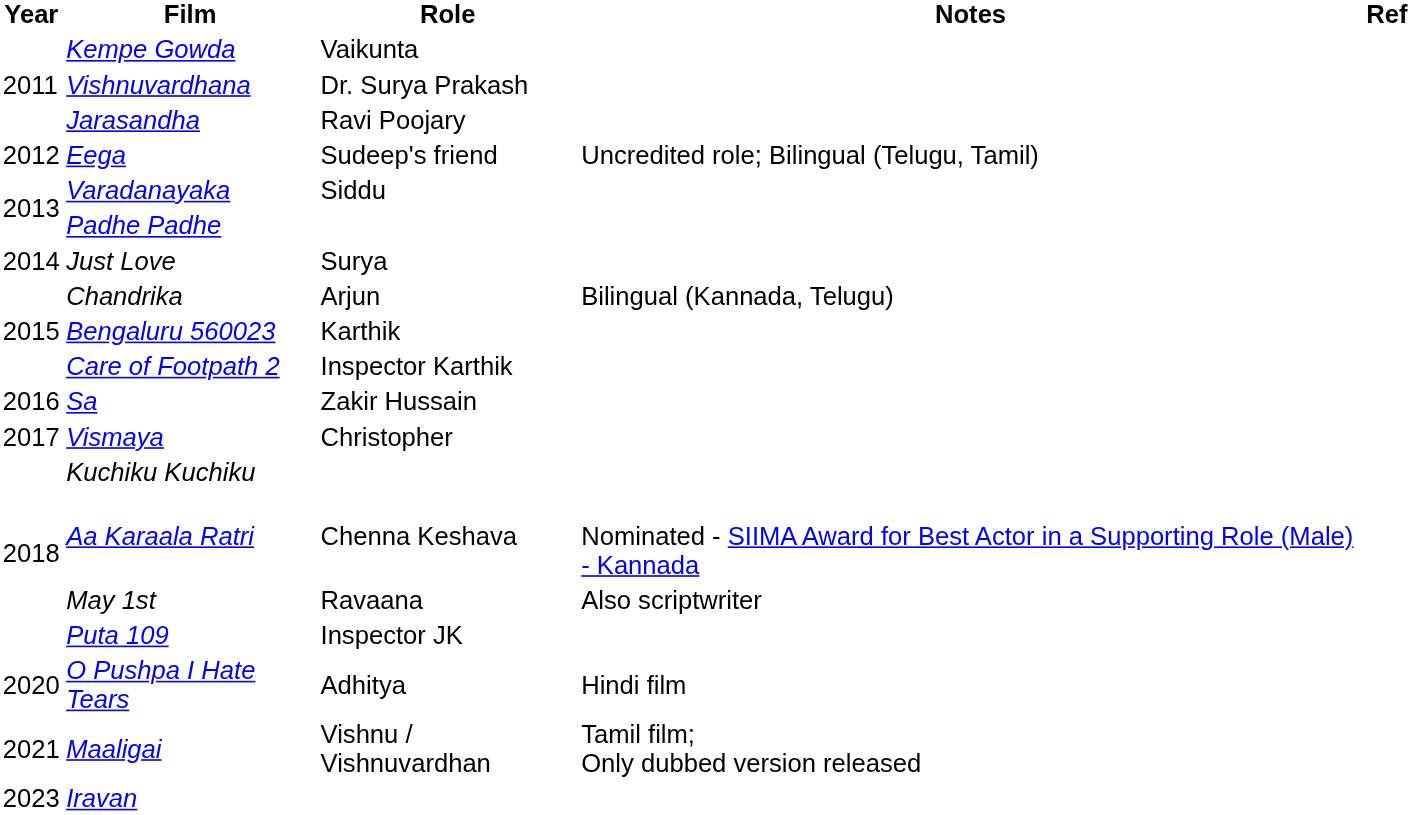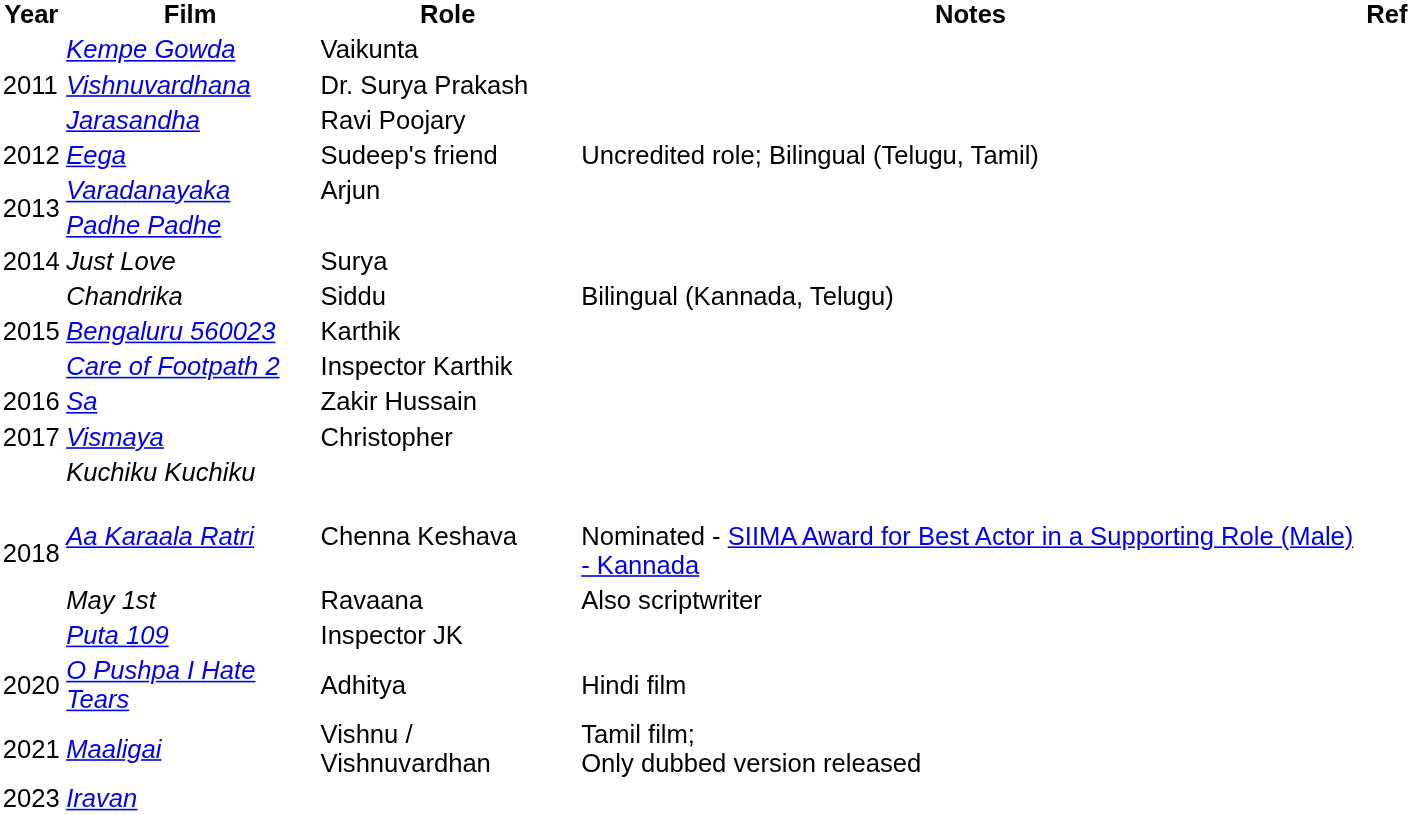(353, 190) Siddu -> (350, 190) Arjun
(350, 296) Arjun -> (353, 296) Siddu
